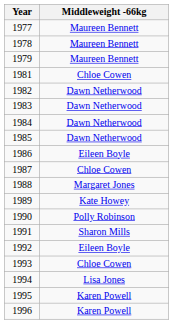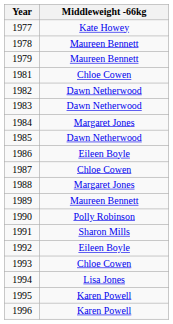(104, 28) Maureen Bennett -> (104, 28) Kate Howey
(104, 122) Dawn Netherwood -> (104, 122) Margaret Jones
(104, 201) Kate Howey -> (104, 201) Maureen Bennett
